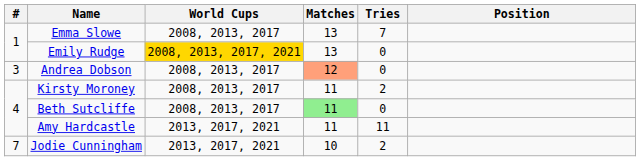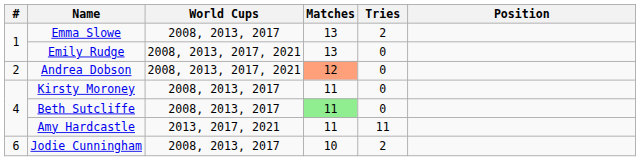(383, 33) 7 -> (383, 33) 2
(224, 52) gold background -> (224, 52) no background
(16, 70) 3 -> (16, 70) 2
(224, 70) 2008, 2013, 2017 -> (224, 70) 2008, 2013, 2017, 2021
(383, 89) 2 -> (383, 89) 0
(16, 146) 7 -> (16, 146) 6
(224, 146) 2013, 2017, 2021 -> (224, 146) 2008, 2013, 2017
